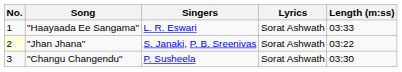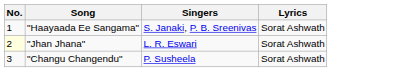- column: (362, 12)
(170, 28) L. R. Eswari -> (200, 28) S. Janaki, P. B. Sreenivas
(200, 44) S. Janaki, P. B. Sreenivas -> (170, 44) L. R. Eswari
